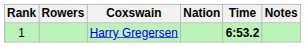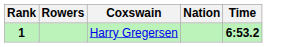- column: (281, 13)
(22, 32) normal -> (22, 32) bold
